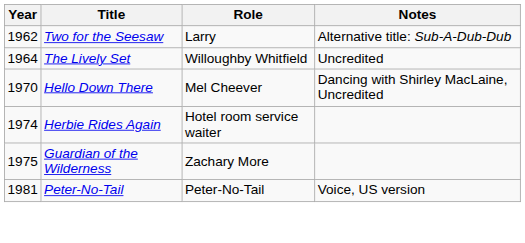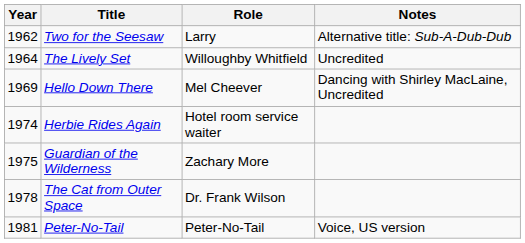(23, 87) 1970 -> (23, 87) 1969
+ row: (103, 198)
